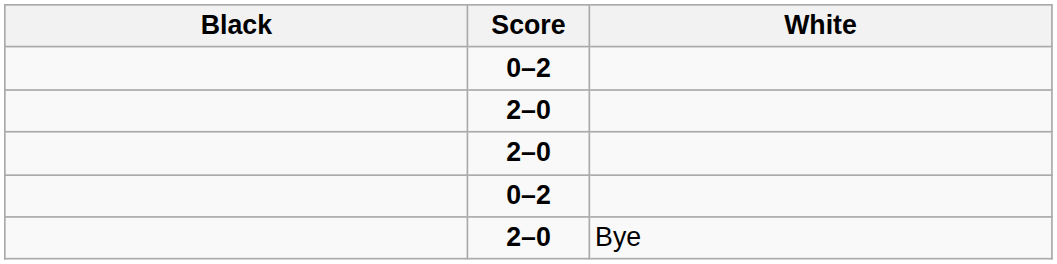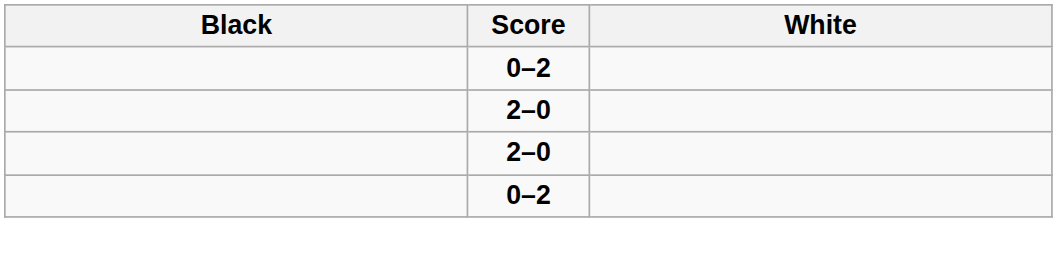- row: (528, 237)
